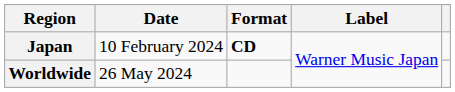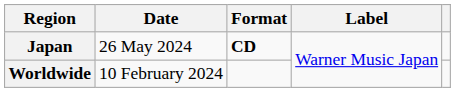(161, 45) 10 February 2024 -> (145, 45) 26 May 2024
(145, 73) 26 May 2024 -> (161, 73) 10 February 2024
